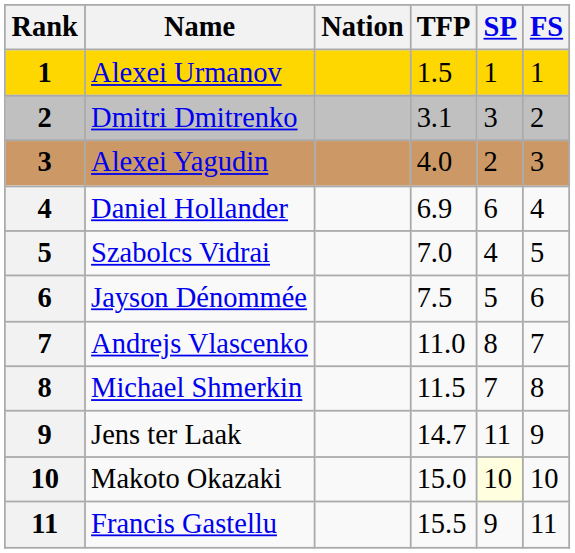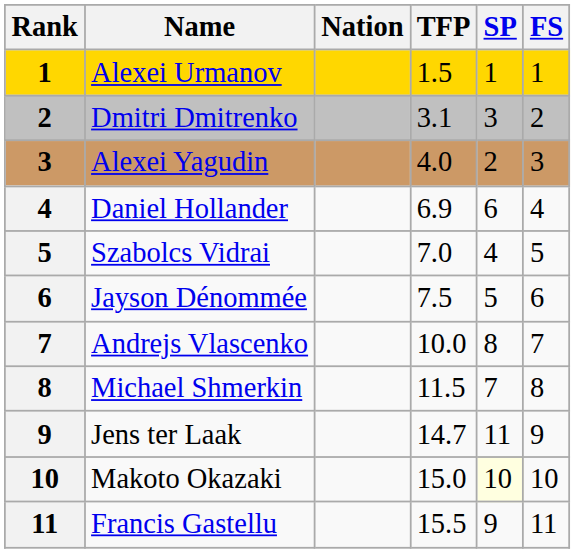(441, 343) 11.0 -> (442, 343) 10.0
